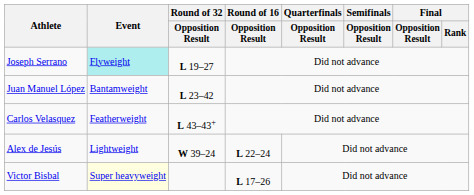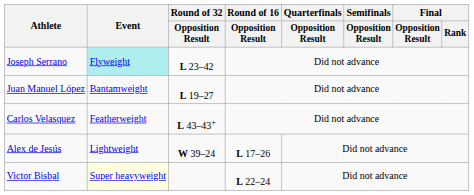(197, 67) L 19–27 -> (197, 67) L 23–42
(197, 95) L 23–42 -> (197, 95) L 19–27
(253, 154) L 22–24 -> (253, 154) L 17–26
(253, 182) L 17–26 -> (253, 182) L 22–24
